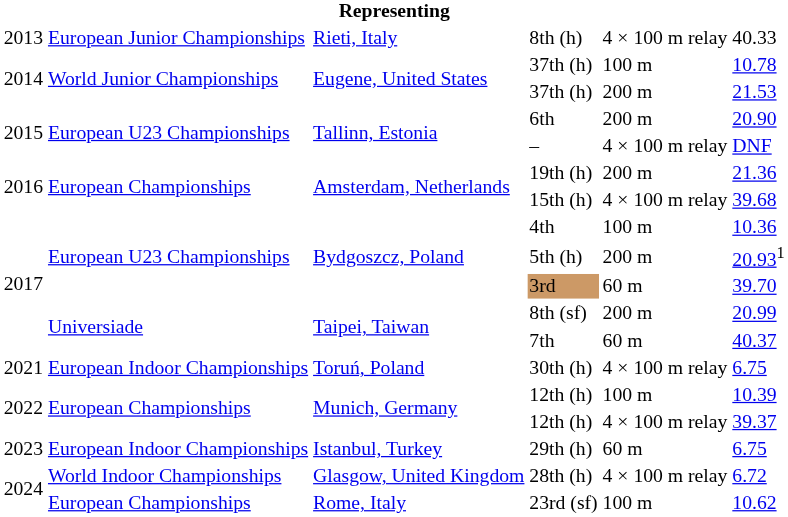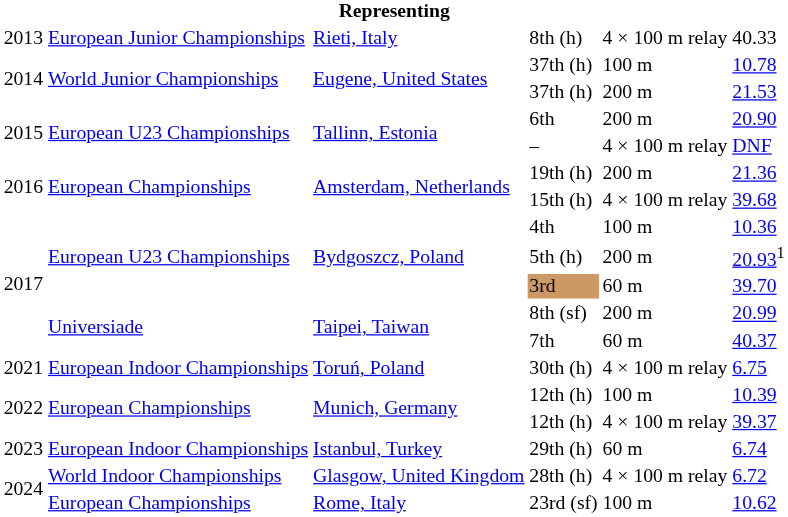(750, 448) 6.75 -> (750, 448) 6.74
